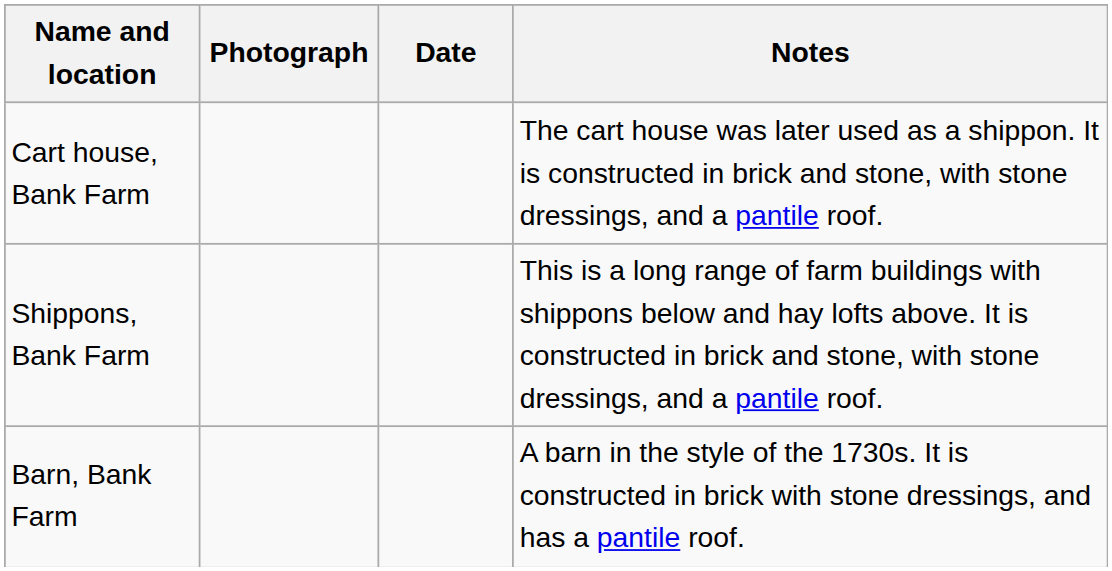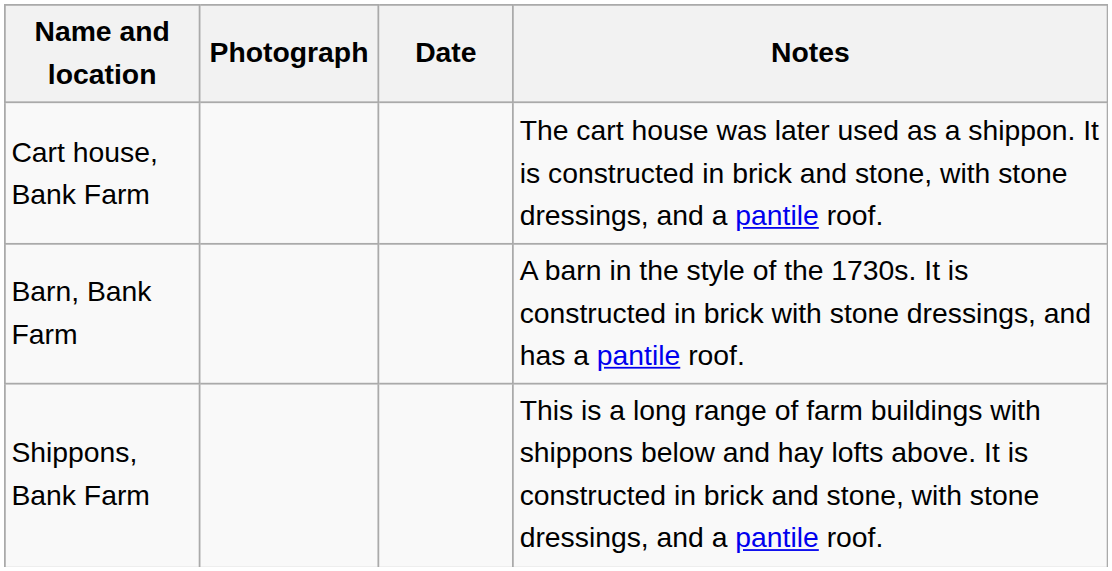rows swapped: (81, 334) <-> (81, 496)
